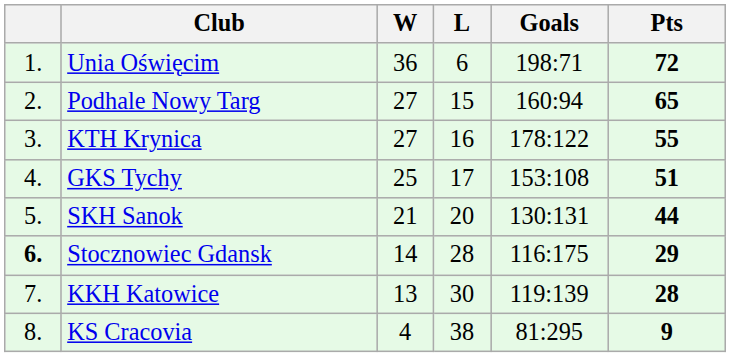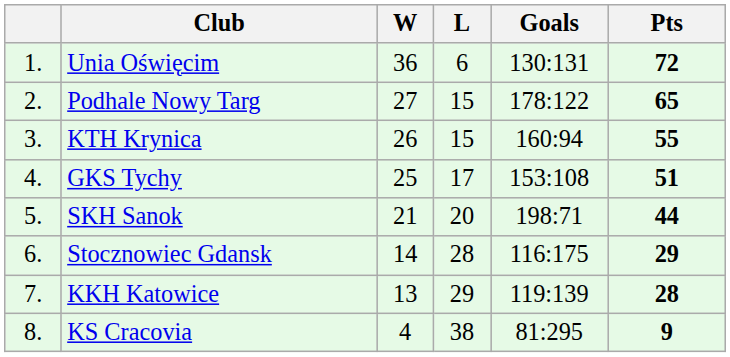(549, 62) 198:71 -> (549, 62) 130:131
(549, 100) 160:94 -> (549, 100) 178:122
(405, 139) 27 -> (405, 139) 26
(462, 139) 16 -> (462, 139) 15
(549, 139) 178:122 -> (549, 139) 160:94
(549, 216) 130:131 -> (549, 216) 198:71
(33, 255) bold -> (33, 255) normal
(462, 293) 30 -> (462, 293) 29
